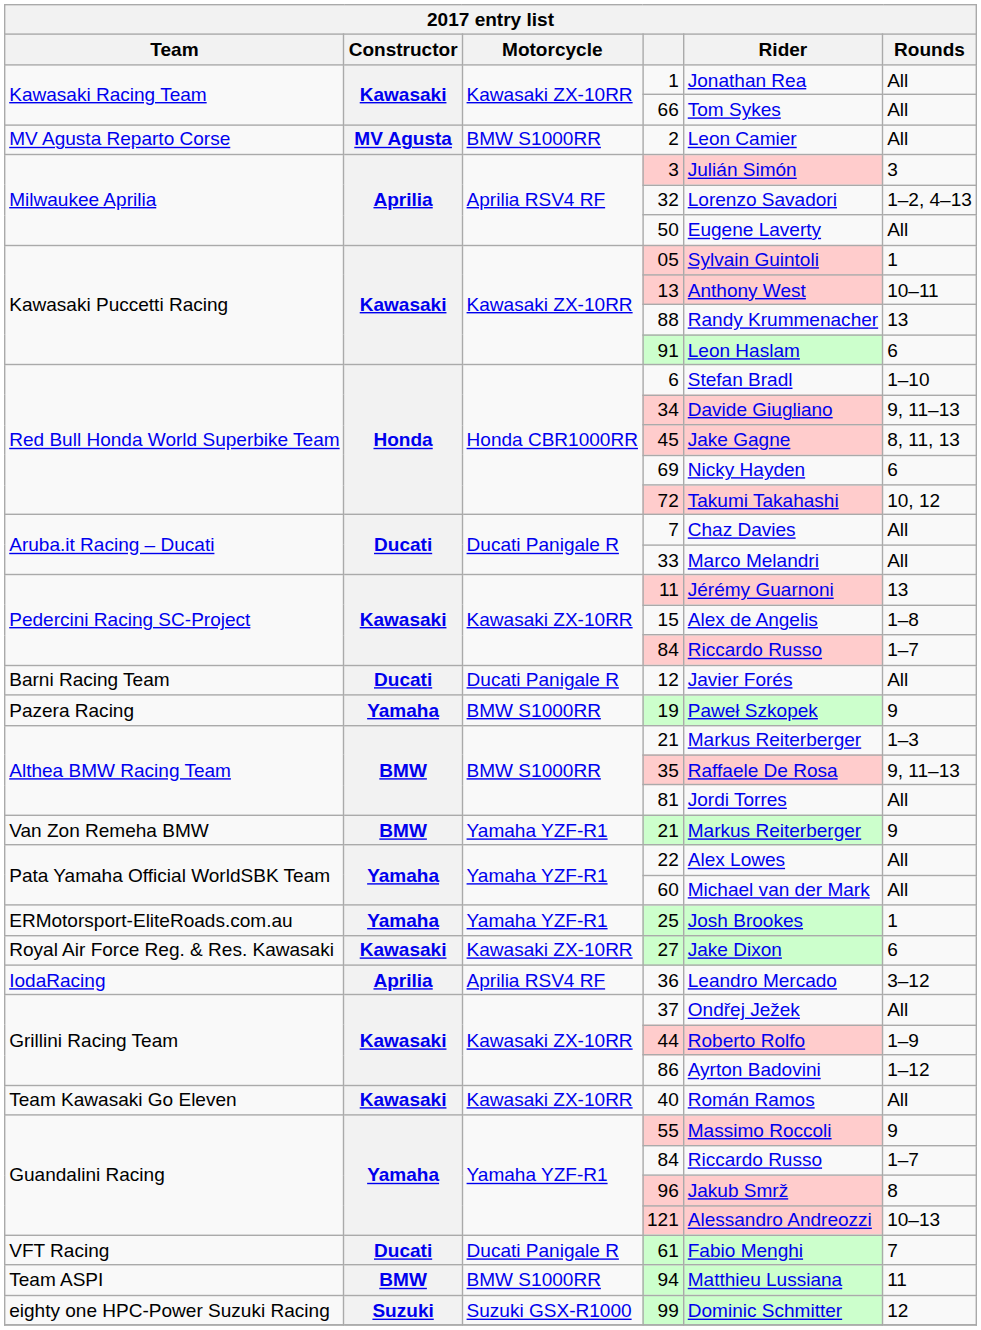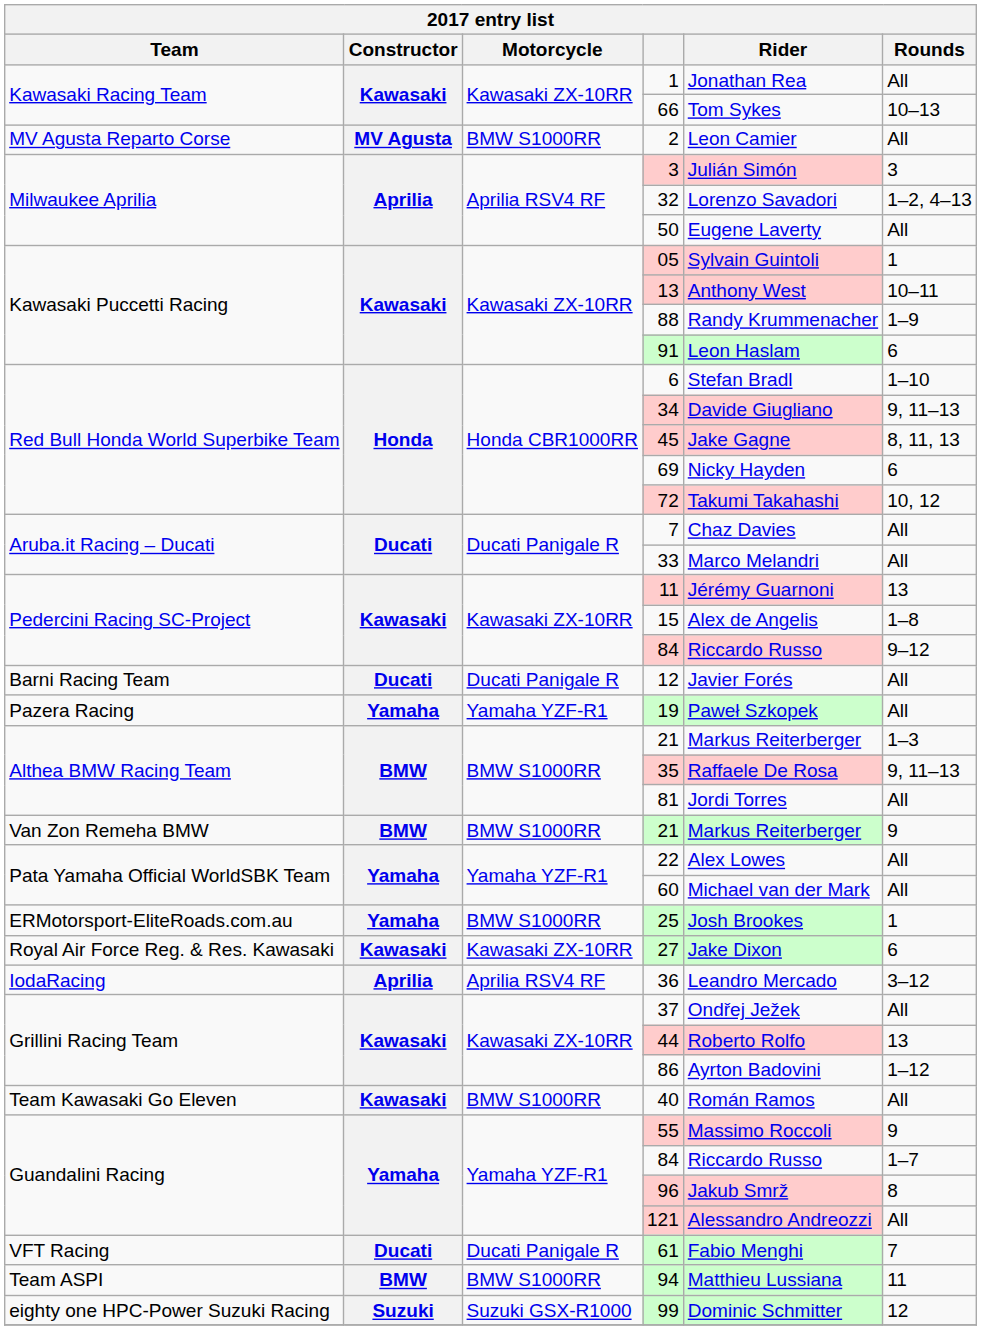(898, 109) All -> (914, 109) 10–13
(898, 319) 13 -> (903, 319) 1–9
(903, 650) 1–7 -> (908, 650) 9–12
(534, 710) BMW S1000RR -> (537, 710) Yamaha YZF-R1
(892, 710) 9 -> (898, 710) All
(537, 830) Yamaha YZF-R1 -> (534, 830) BMW S1000RR
(537, 920) Yamaha YZF-R1 -> (534, 920) BMW S1000RR
(903, 1040) 1–9 -> (898, 1040) 13
(550, 1100) Kawasaki ZX-10RR -> (534, 1100) BMW S1000RR
(914, 1220) 10–13 -> (898, 1220) All
